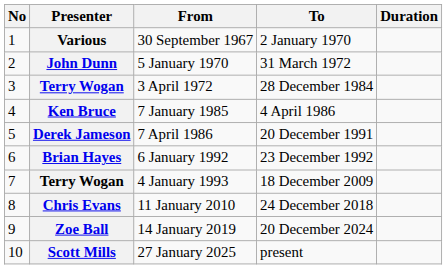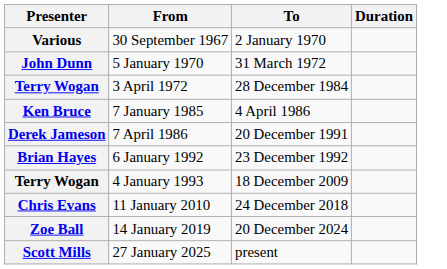- column: (17, 16)
